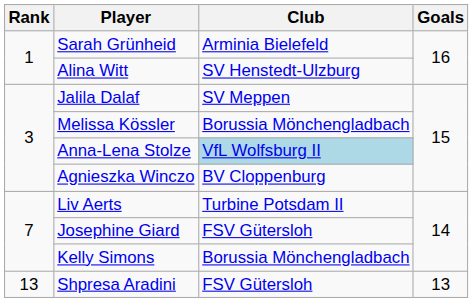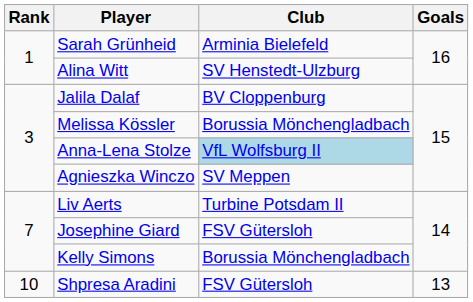(246, 97) SV Meppen -> (264, 97) BV Cloppenburg
(264, 177) BV Cloppenburg -> (246, 177) SV Meppen
(29, 284) 13 -> (29, 284) 10
